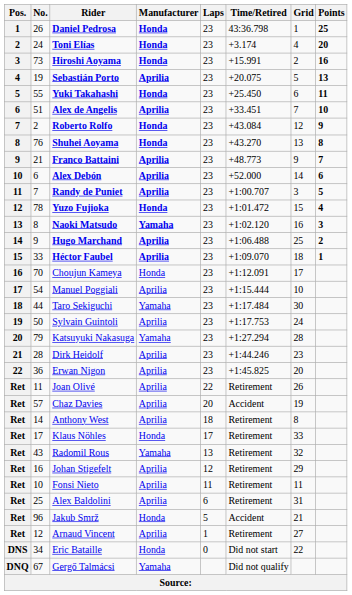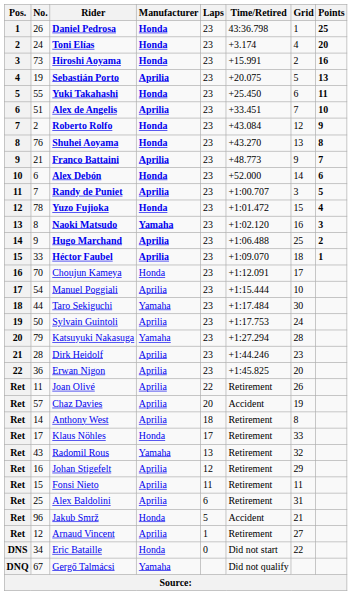(154, 175) Aprilia -> (153, 175) Honda
(38, 485) 10 -> (38, 485) 15
